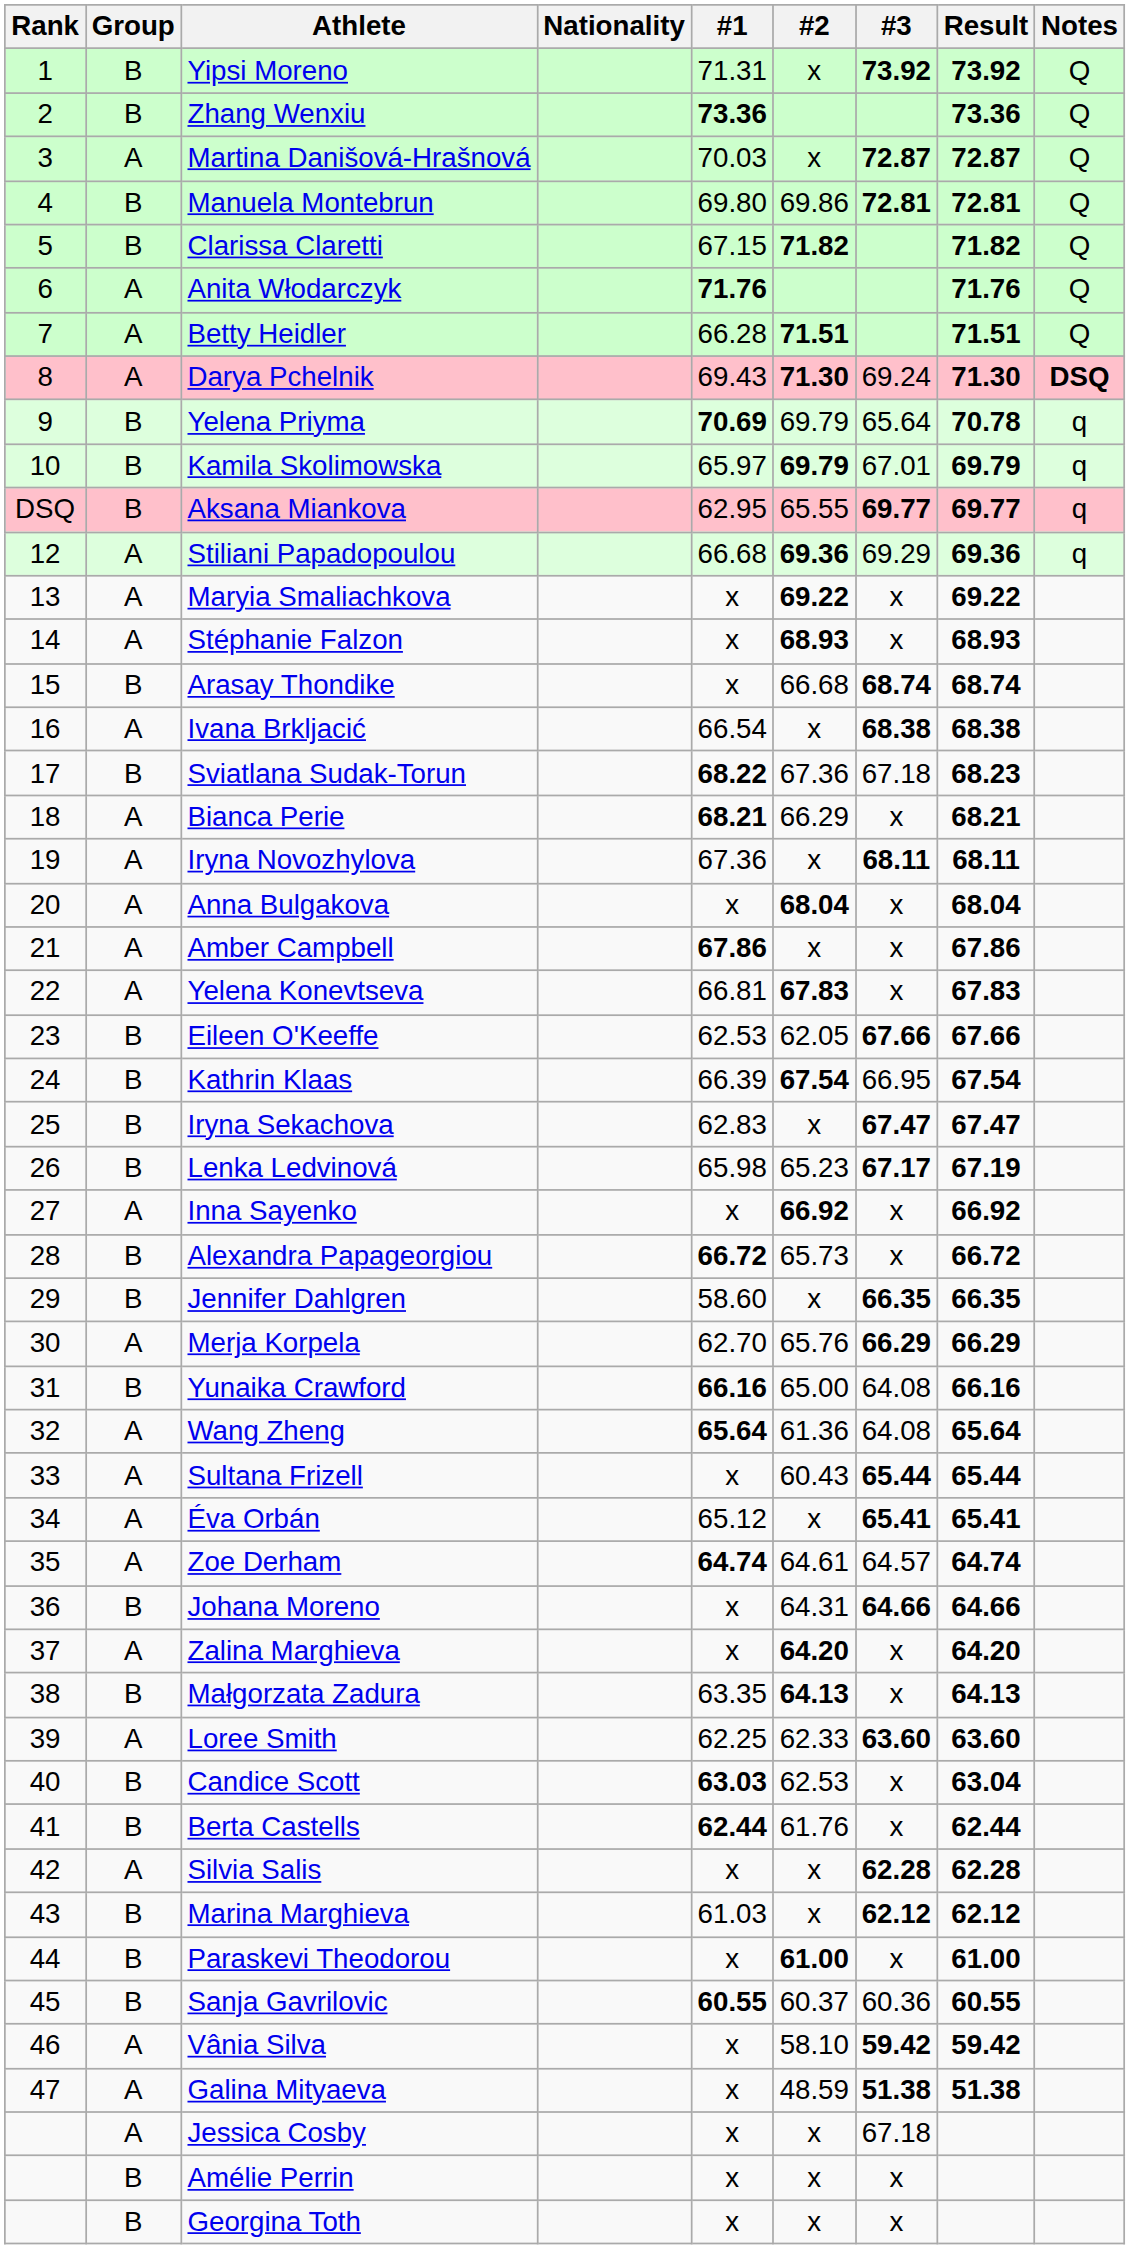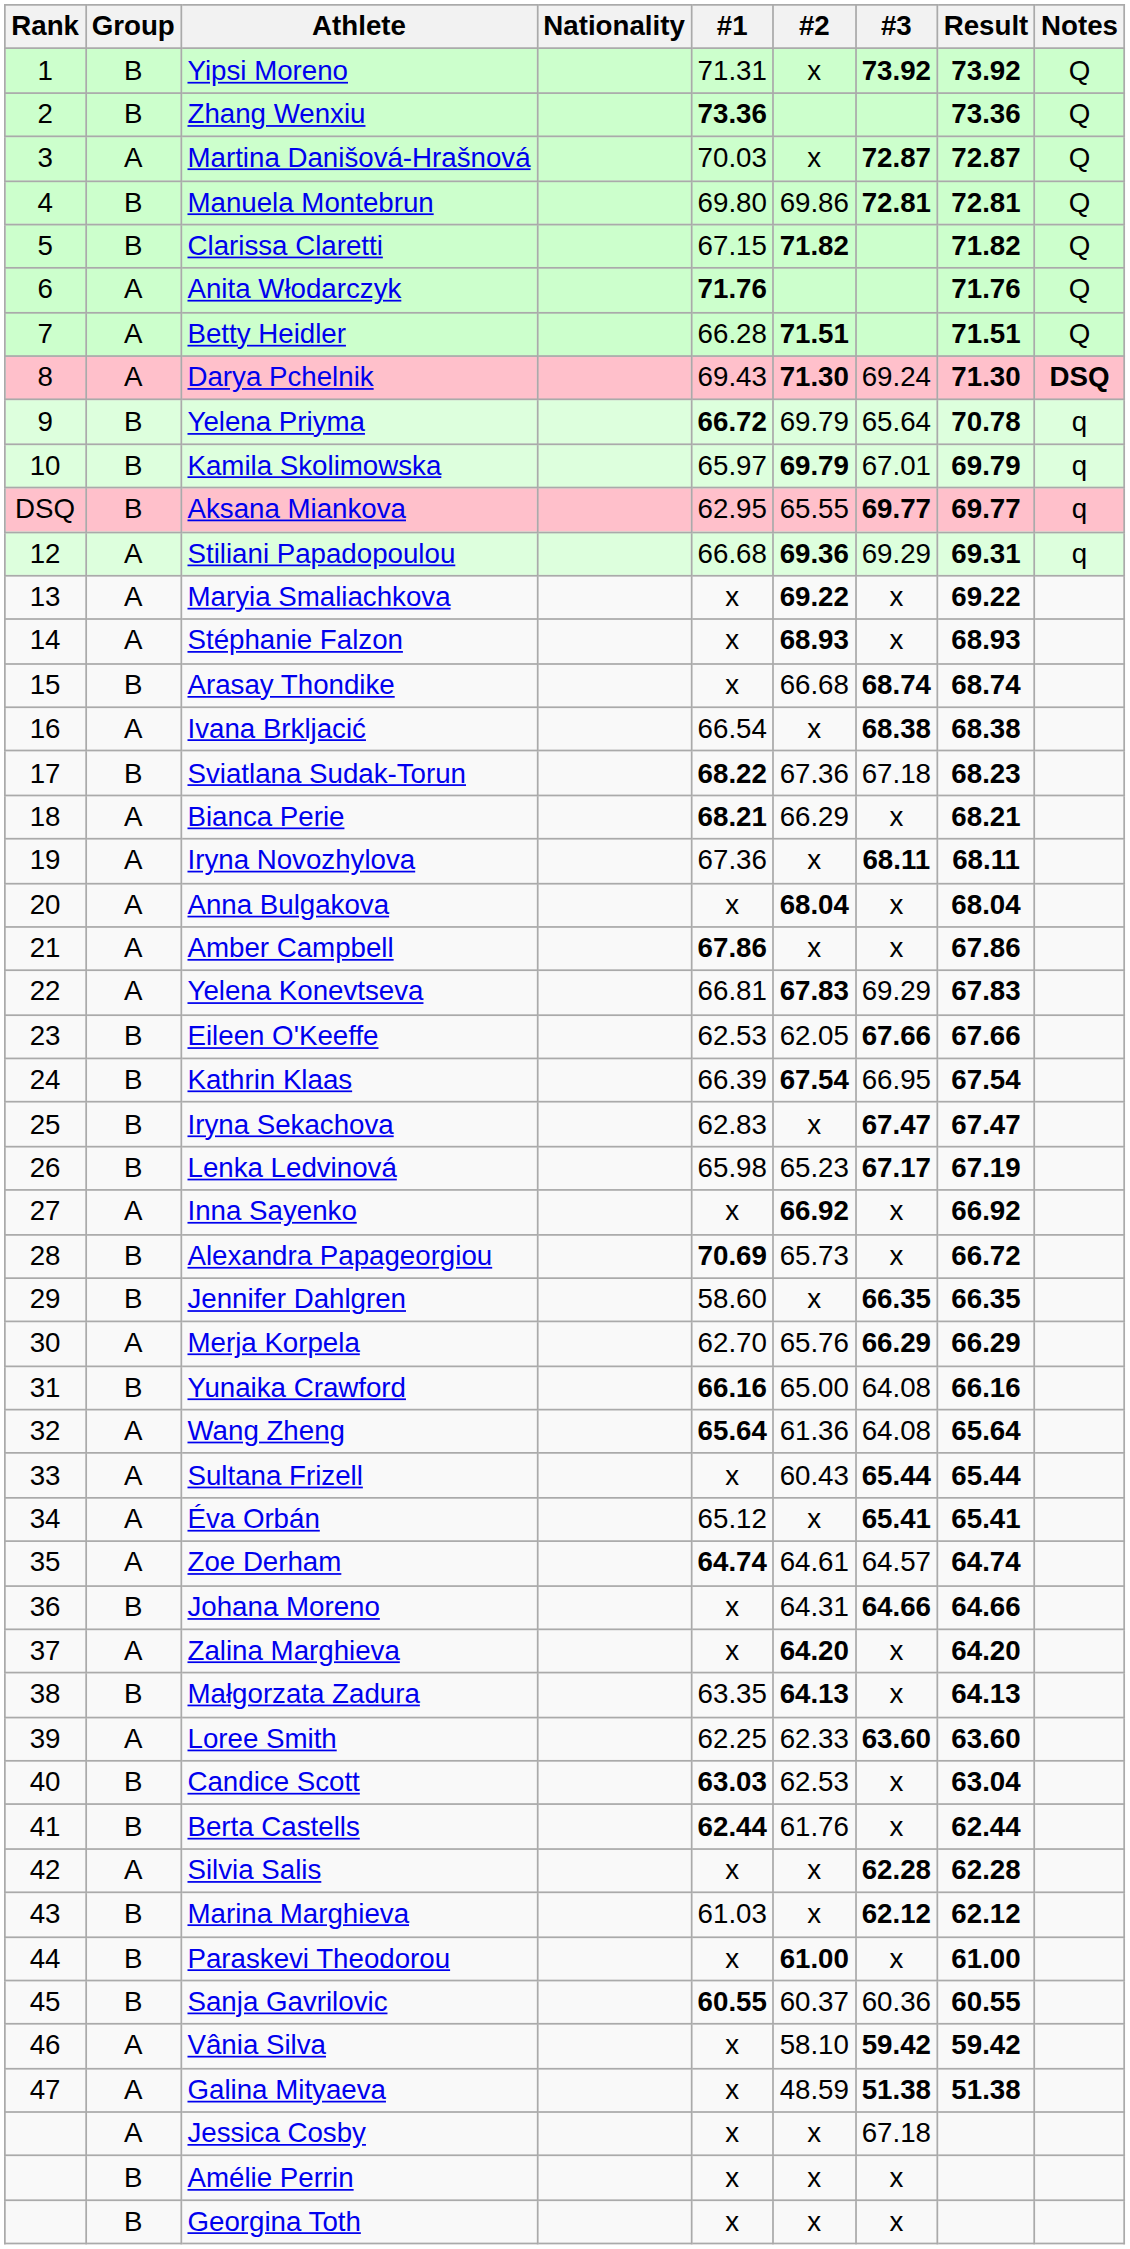(732, 421) 70.69 -> (732, 421) 66.72
(986, 553) 69.36 -> (986, 553) 69.31
(896, 992) x -> (896, 992) 69.29
(732, 1255) 66.72 -> (732, 1255) 70.69
